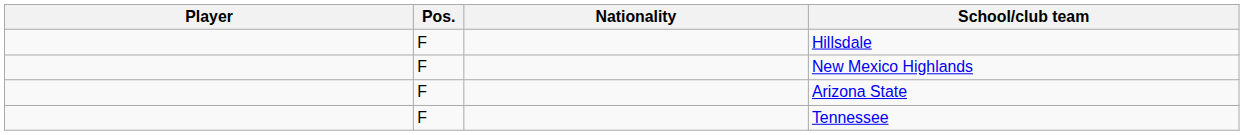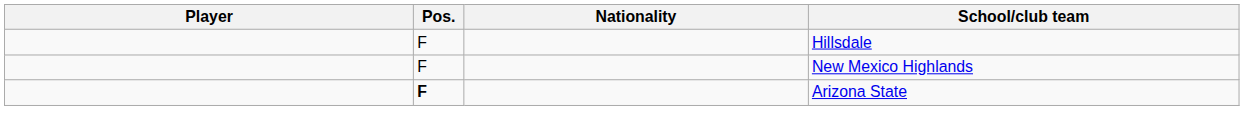(422, 92) normal -> (422, 92) bold
- row: (850, 117)
